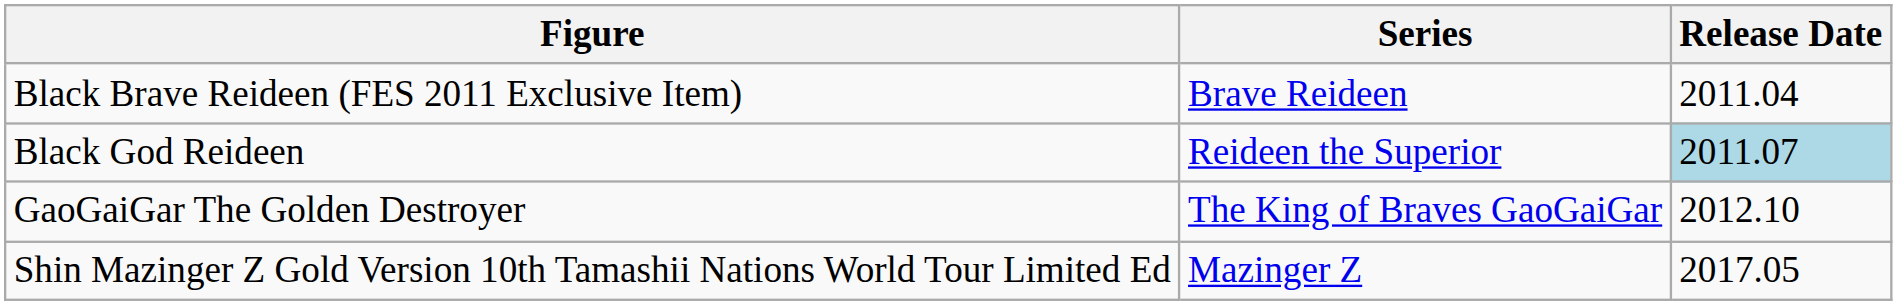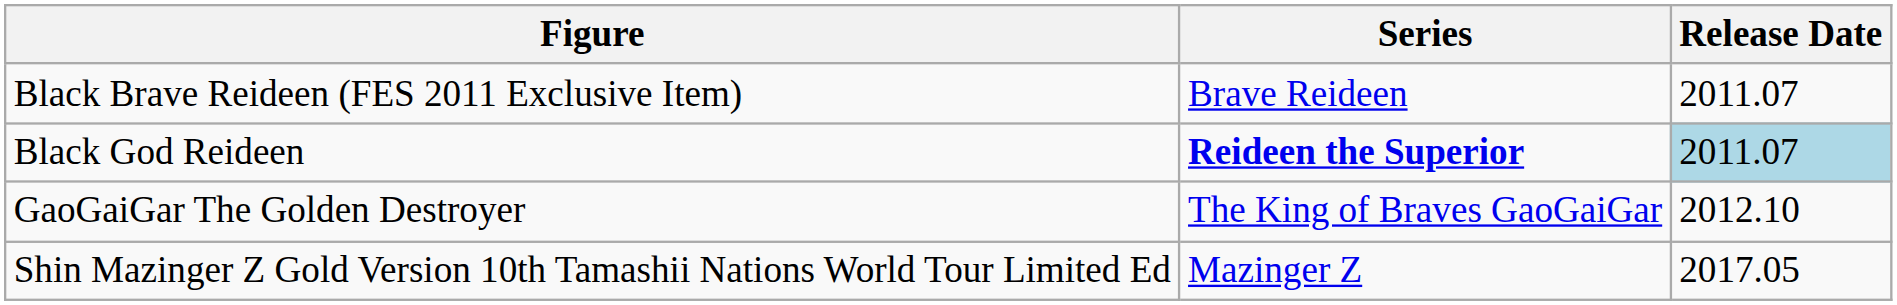(1739, 92) 2011.04 -> (1739, 92) 2011.07
(1345, 151) normal -> (1356, 151) bold
